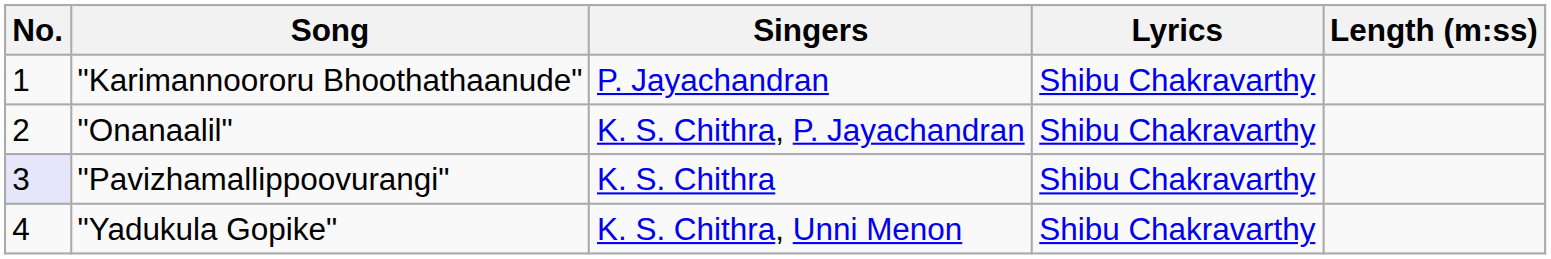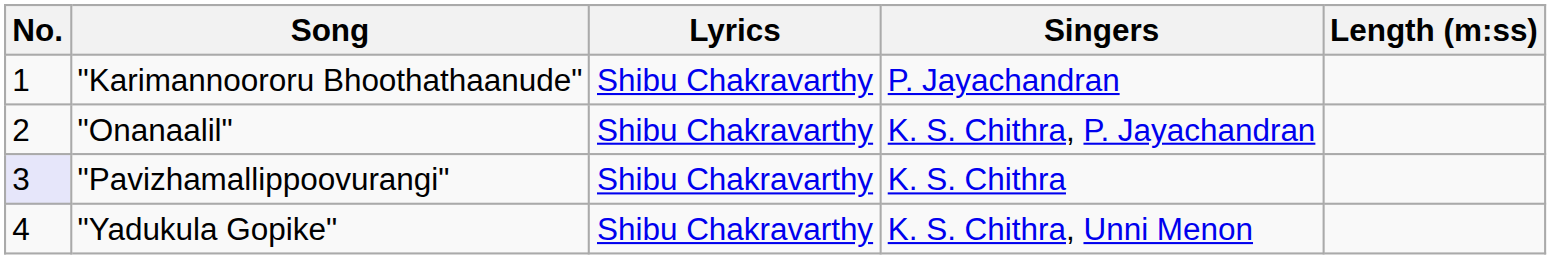columns swapped: (811, 30) <-> (1177, 30)
